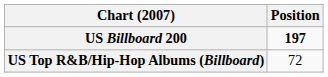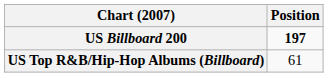(295, 60) 72 -> (295, 60) 61
